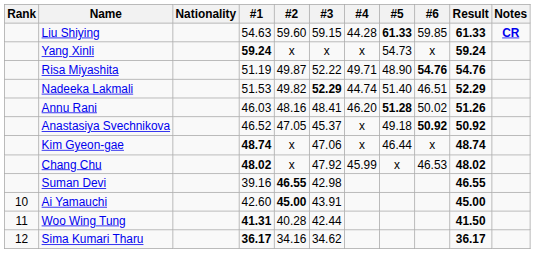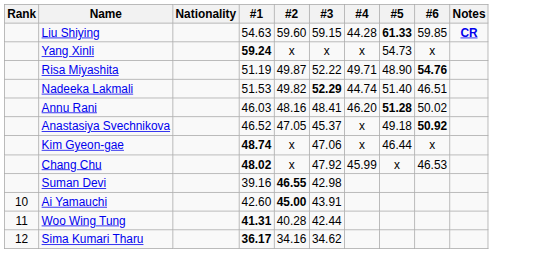- column: (471, 14)
